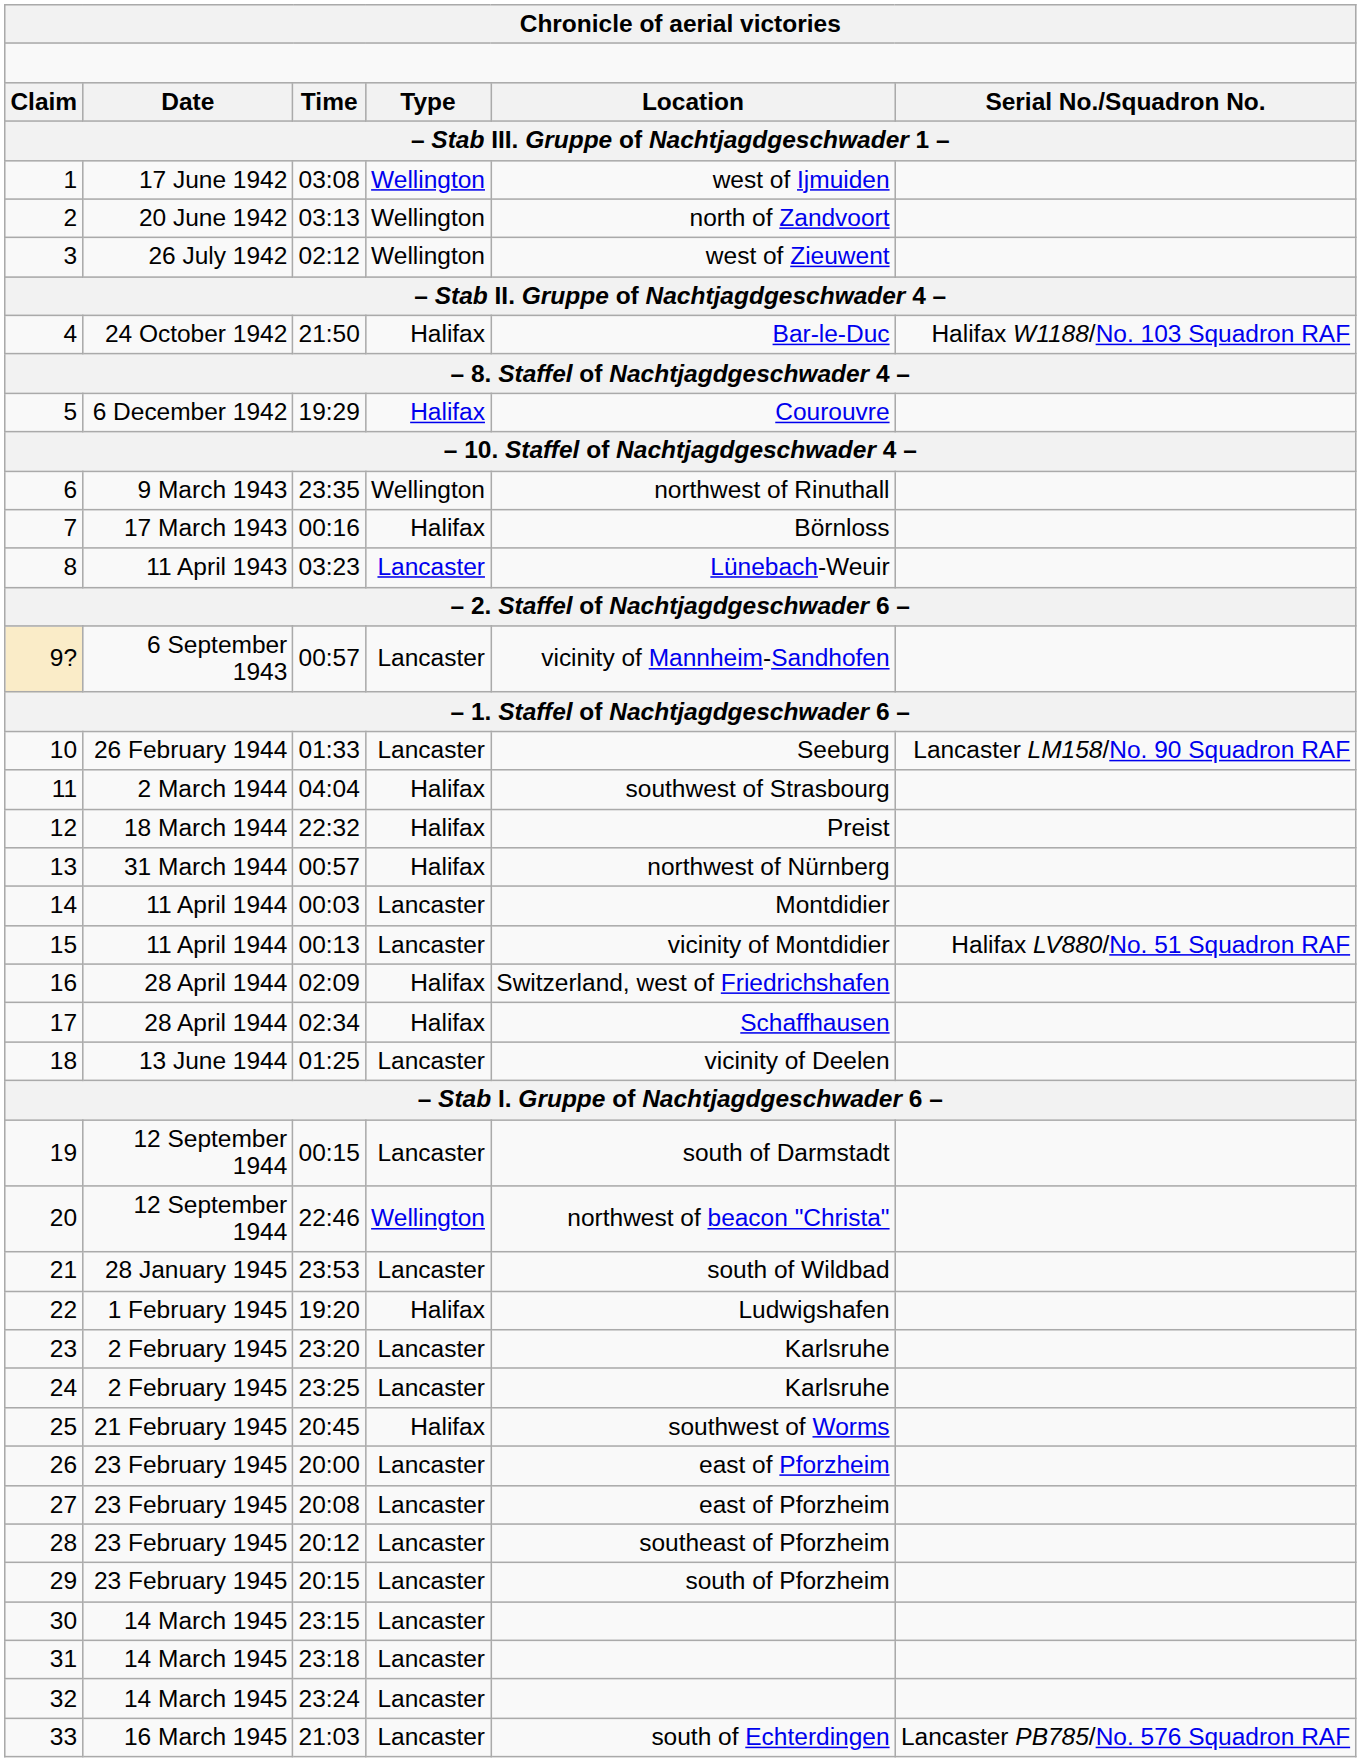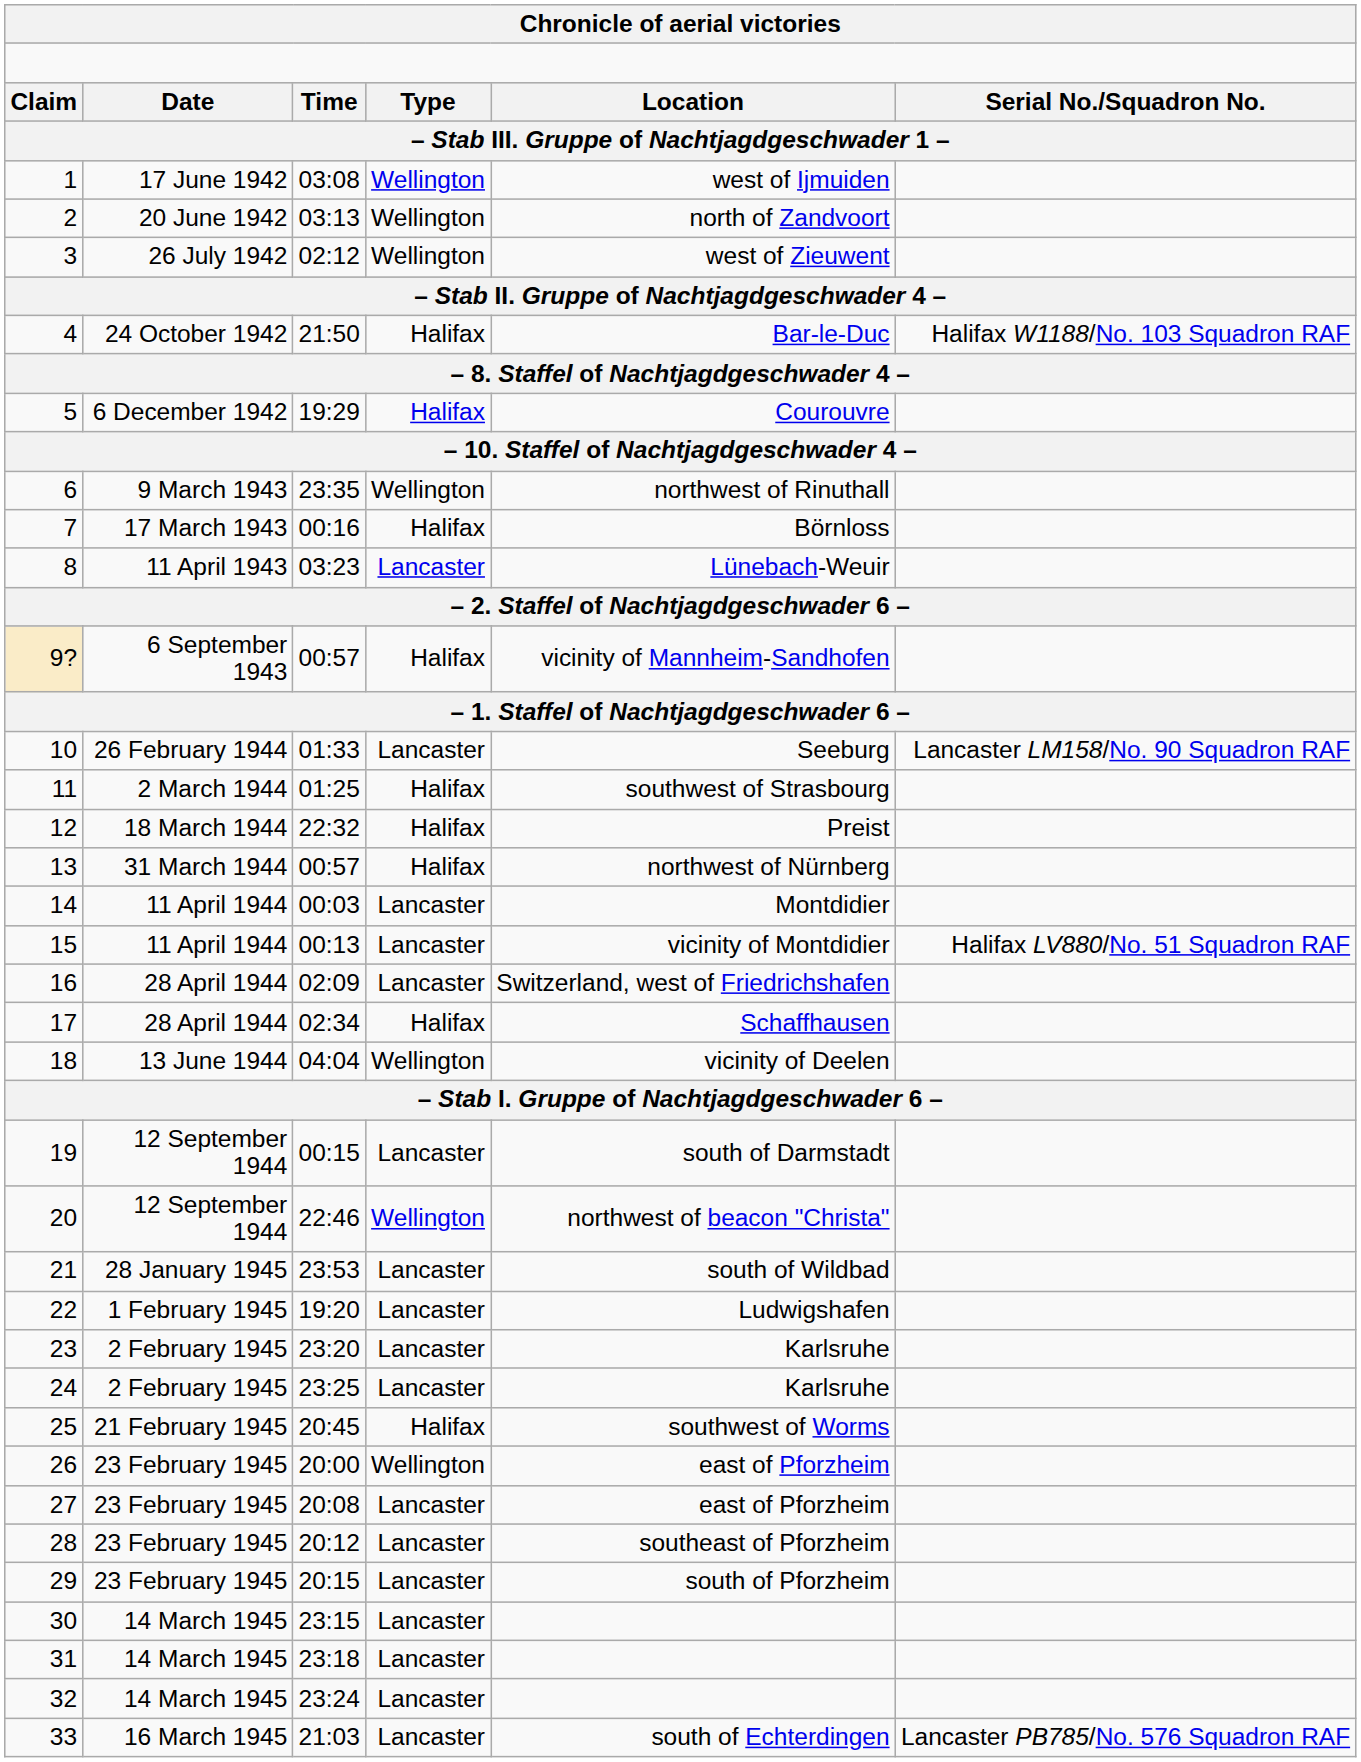(431, 658) Lancaster -> (448, 658) Halifax
(329, 789) 04:04 -> (329, 789) 01:25
(448, 983) Halifax -> (431, 983) Lancaster
(329, 1060) 01:25 -> (329, 1060) 04:04
(431, 1060) Lancaster -> (428, 1060) Wellington
(448, 1310) Halifax -> (431, 1310) Lancaster
(431, 1465) Lancaster -> (428, 1465) Wellington
